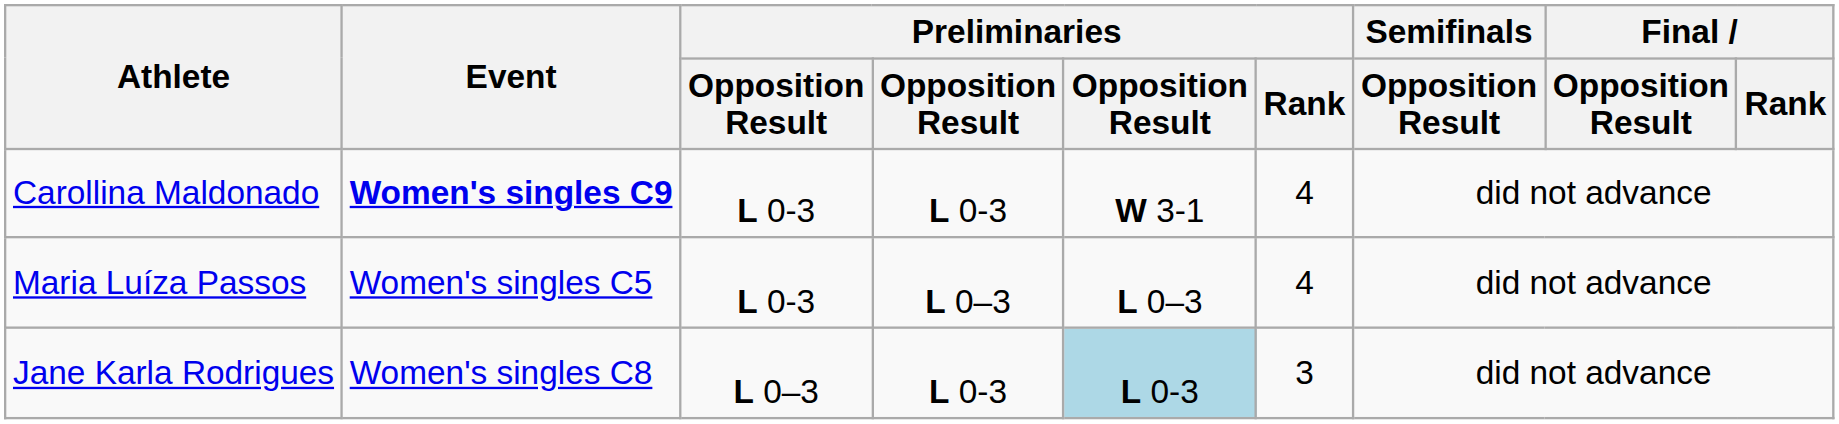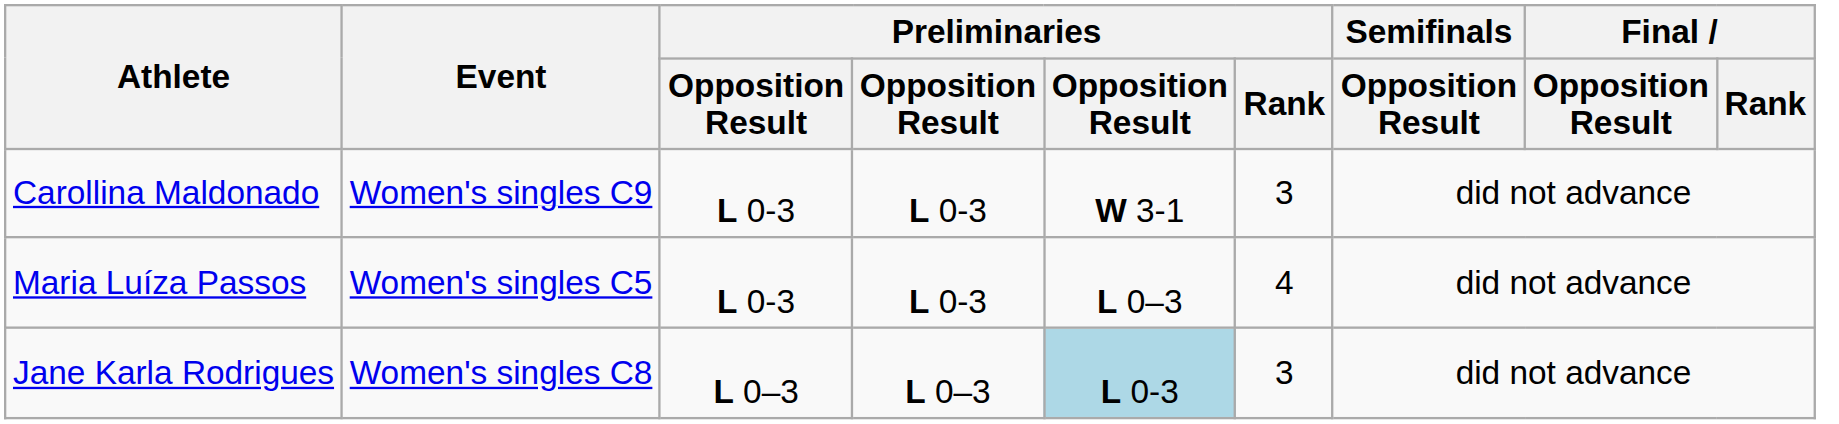(511, 193) bold -> (501, 193) normal
(1304, 193) 4 -> (1284, 193) 3
(968, 302) L 0–3 -> (948, 302) L 0-3
(968, 392) L 0-3 -> (948, 392) L 0–3
